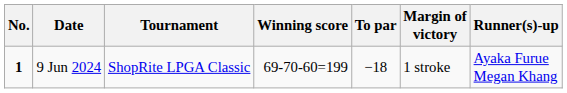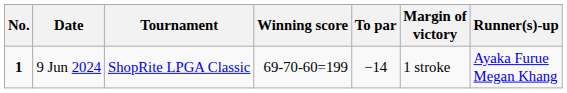(376, 67) −18 -> (376, 67) −14
